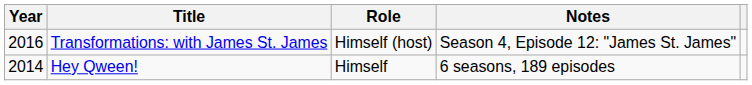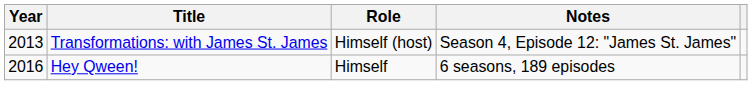(26, 42) 2016 -> (26, 42) 2013
(26, 67) 2014 -> (26, 67) 2016
